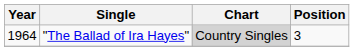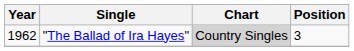(22, 35) 1964 -> (22, 35) 1962
